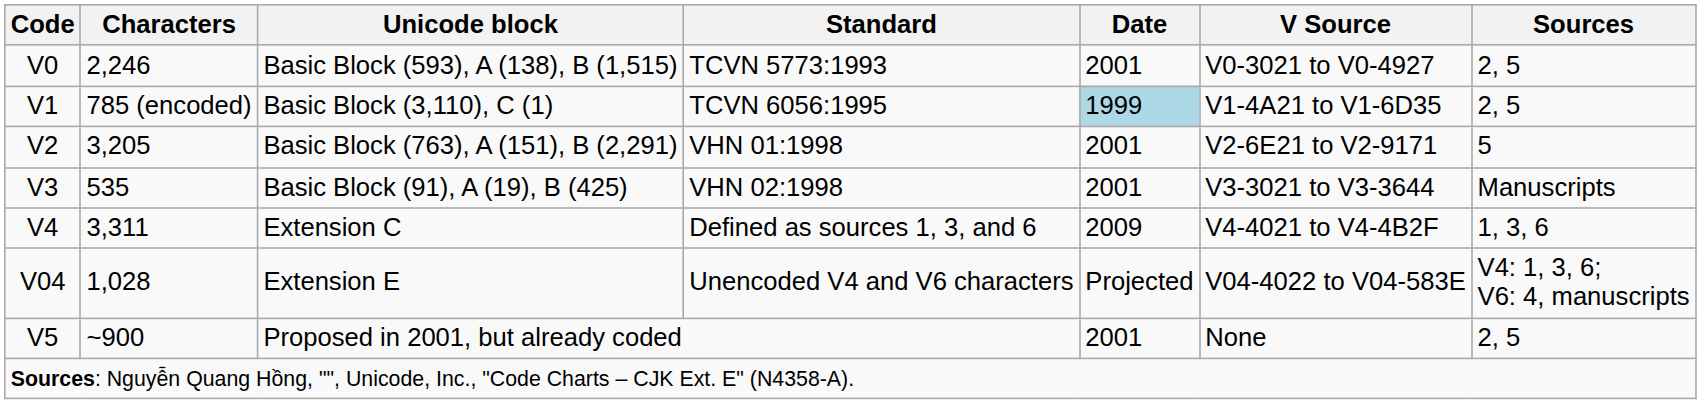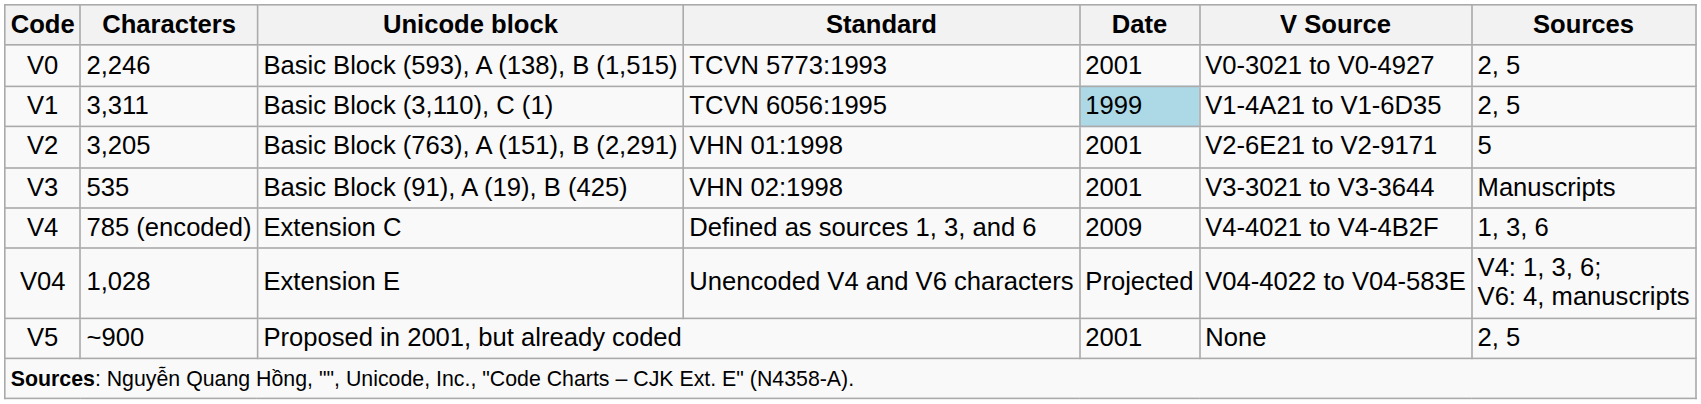(169, 106) 785 (encoded) -> (118, 106) 3,311
(118, 227) 3,311 -> (169, 227) 785 (encoded)
